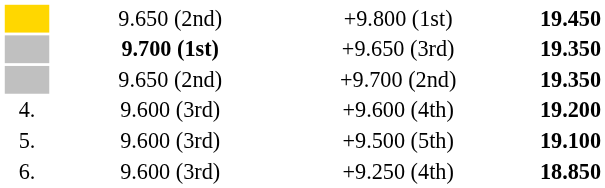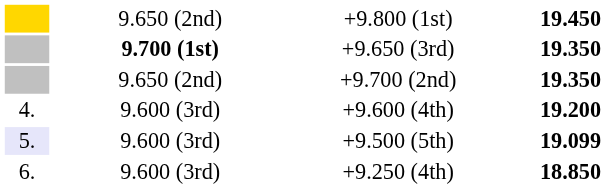(27, 140) no background -> (27, 140) lavender background
(571, 140) 19.100 -> (571, 140) 19.099
